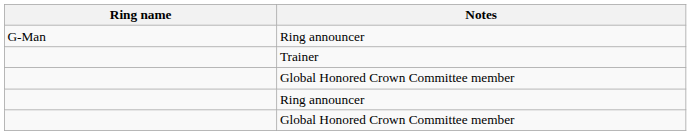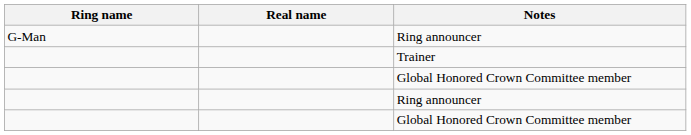+ column: (296, 15)
